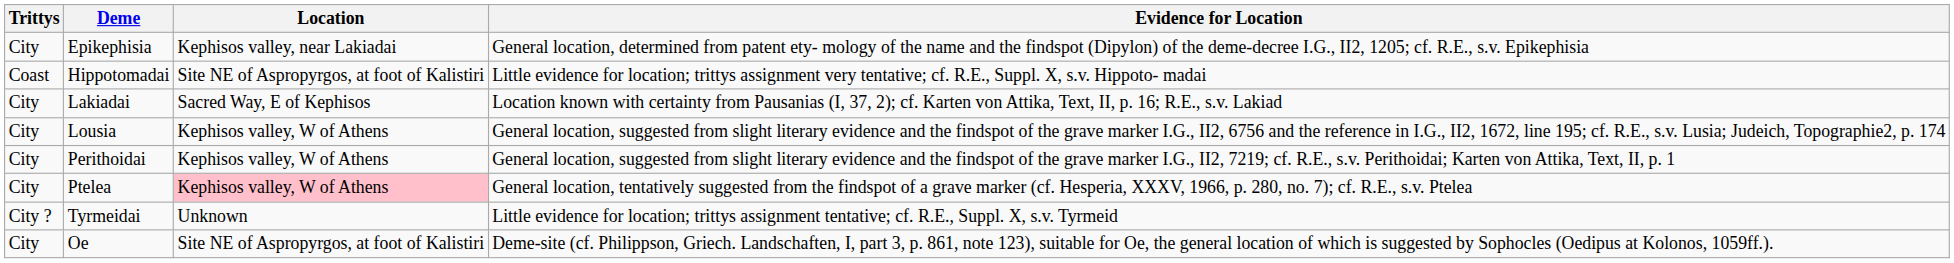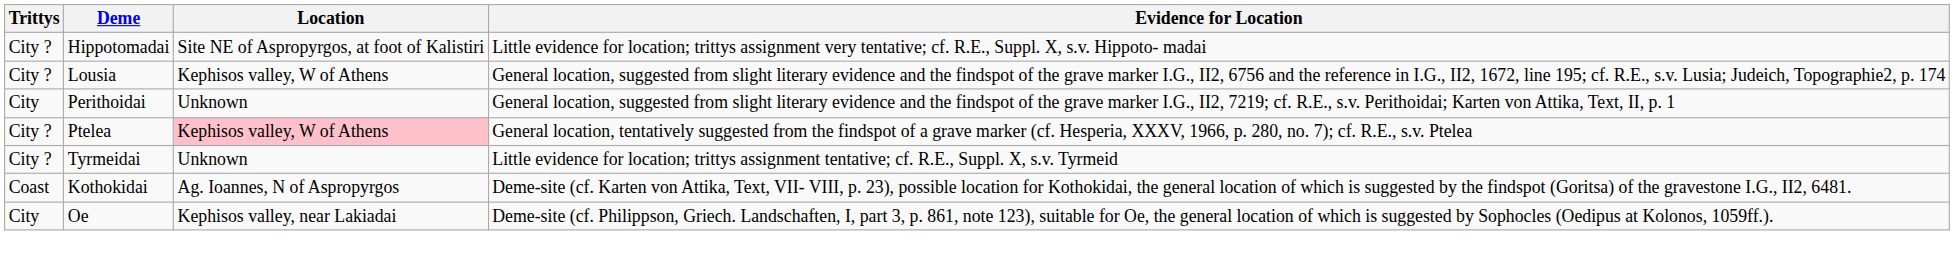- row: (110, 46)
(29, 74) Coast -> (30, 46) City ?
- row: (99, 103)
(24, 131) City -> (30, 74) City ?
(283, 159) Kephisos valley, W of Athens -> (213, 103) Unknown
(24, 187) City -> (30, 131) City ?
+ row: (108, 187)
(331, 243) Site NE of Aspropyrgos, at foot of Kalistiri -> (287, 215) Kephisos valley, near Lakiadai
